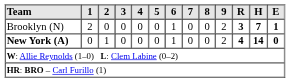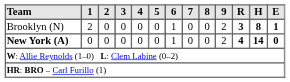(258, 26) 7 -> (258, 26) 8
(107, 41) 1 -> (107, 41) 0
